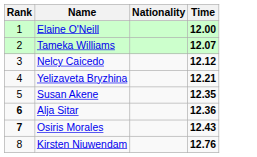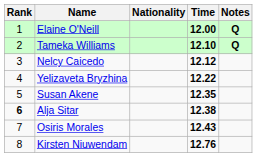+ column: (235, 12)
(203, 45) 12.07 -> (203, 45) 12.10
(203, 78) 12.21 -> (203, 78) 12.22
(203, 111) 12.36 -> (203, 111) 12.38
(19, 128) bold -> (19, 128) normal
